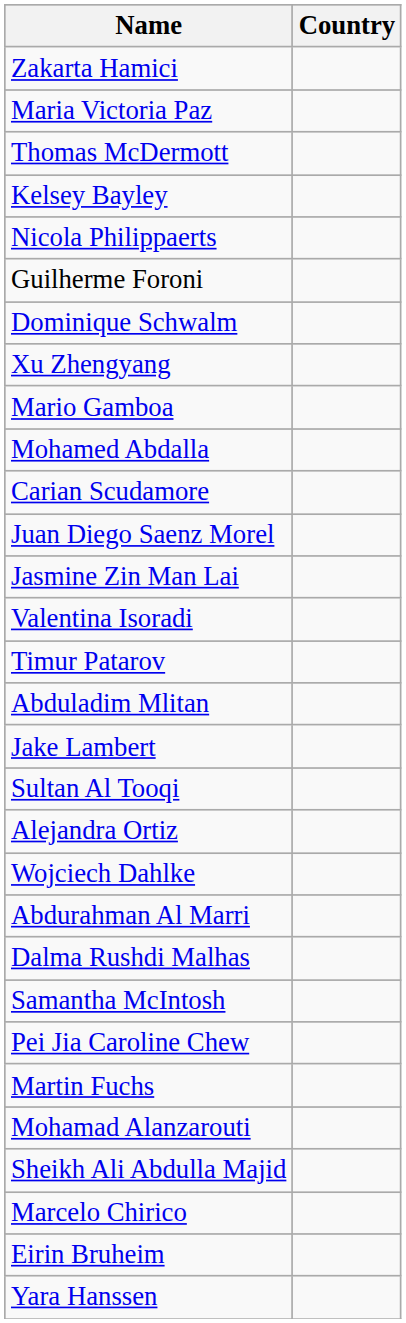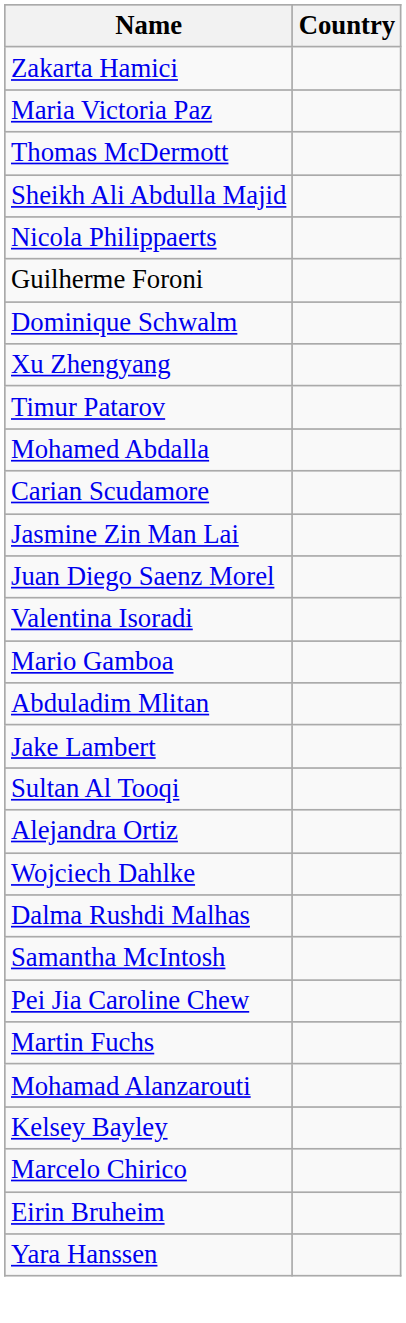rows swapped: (89, 195) <-> (149, 1169)
rows swapped: (92, 407) <-> (88, 661)
rows swapped: (143, 534) <-> (125, 576)
- row: (130, 915)
